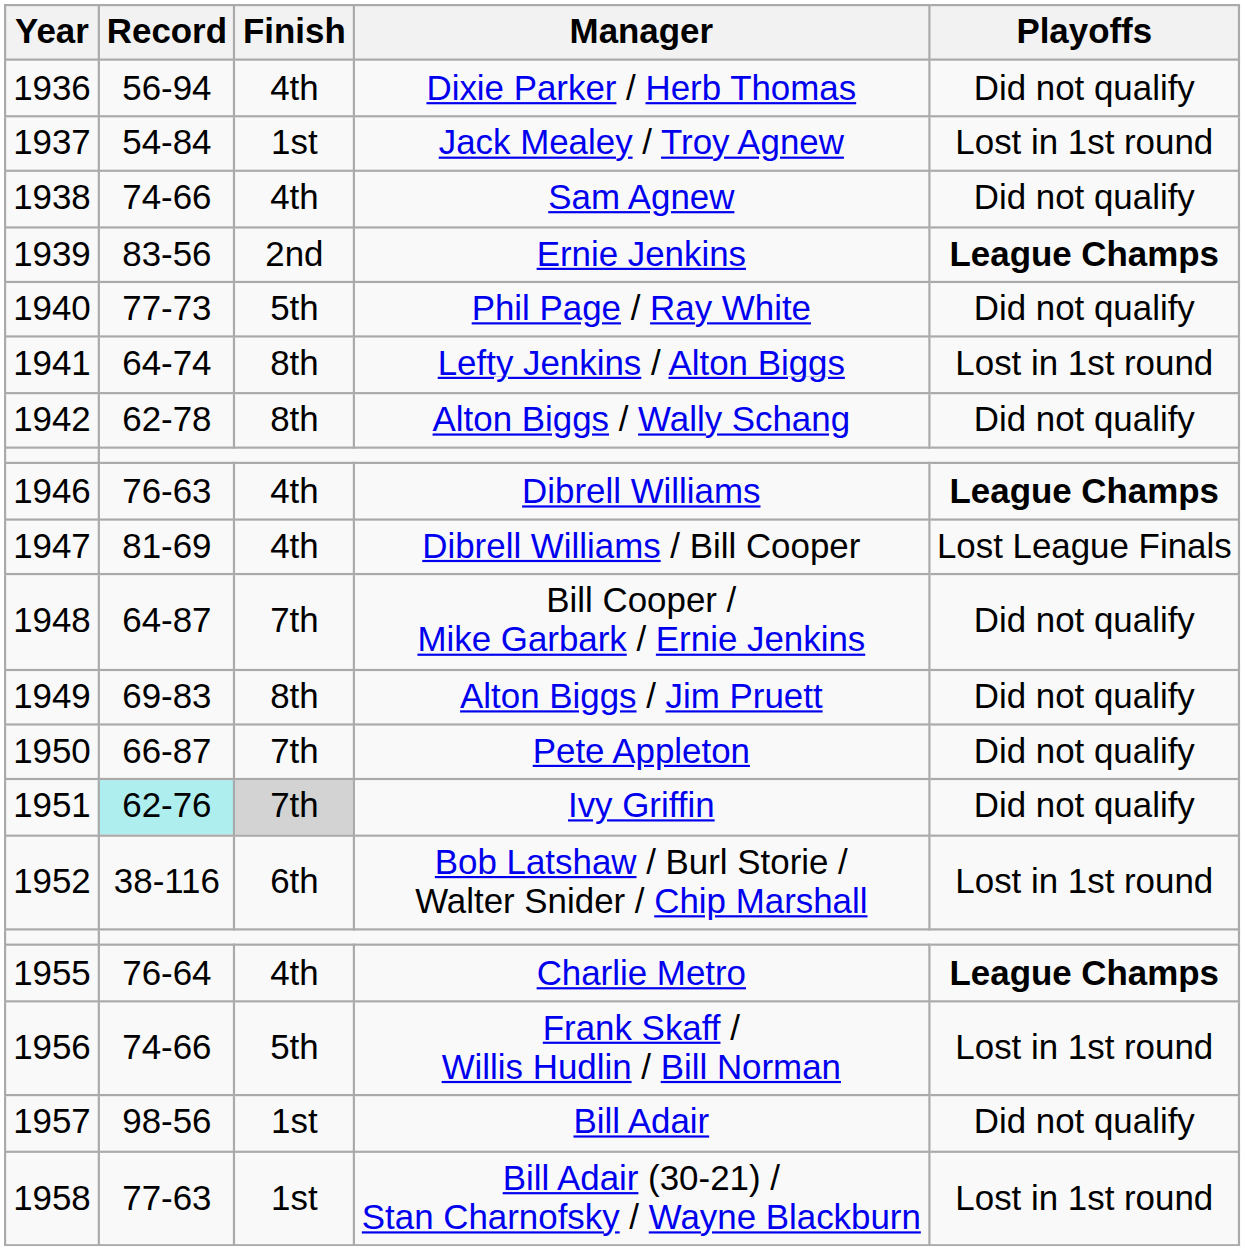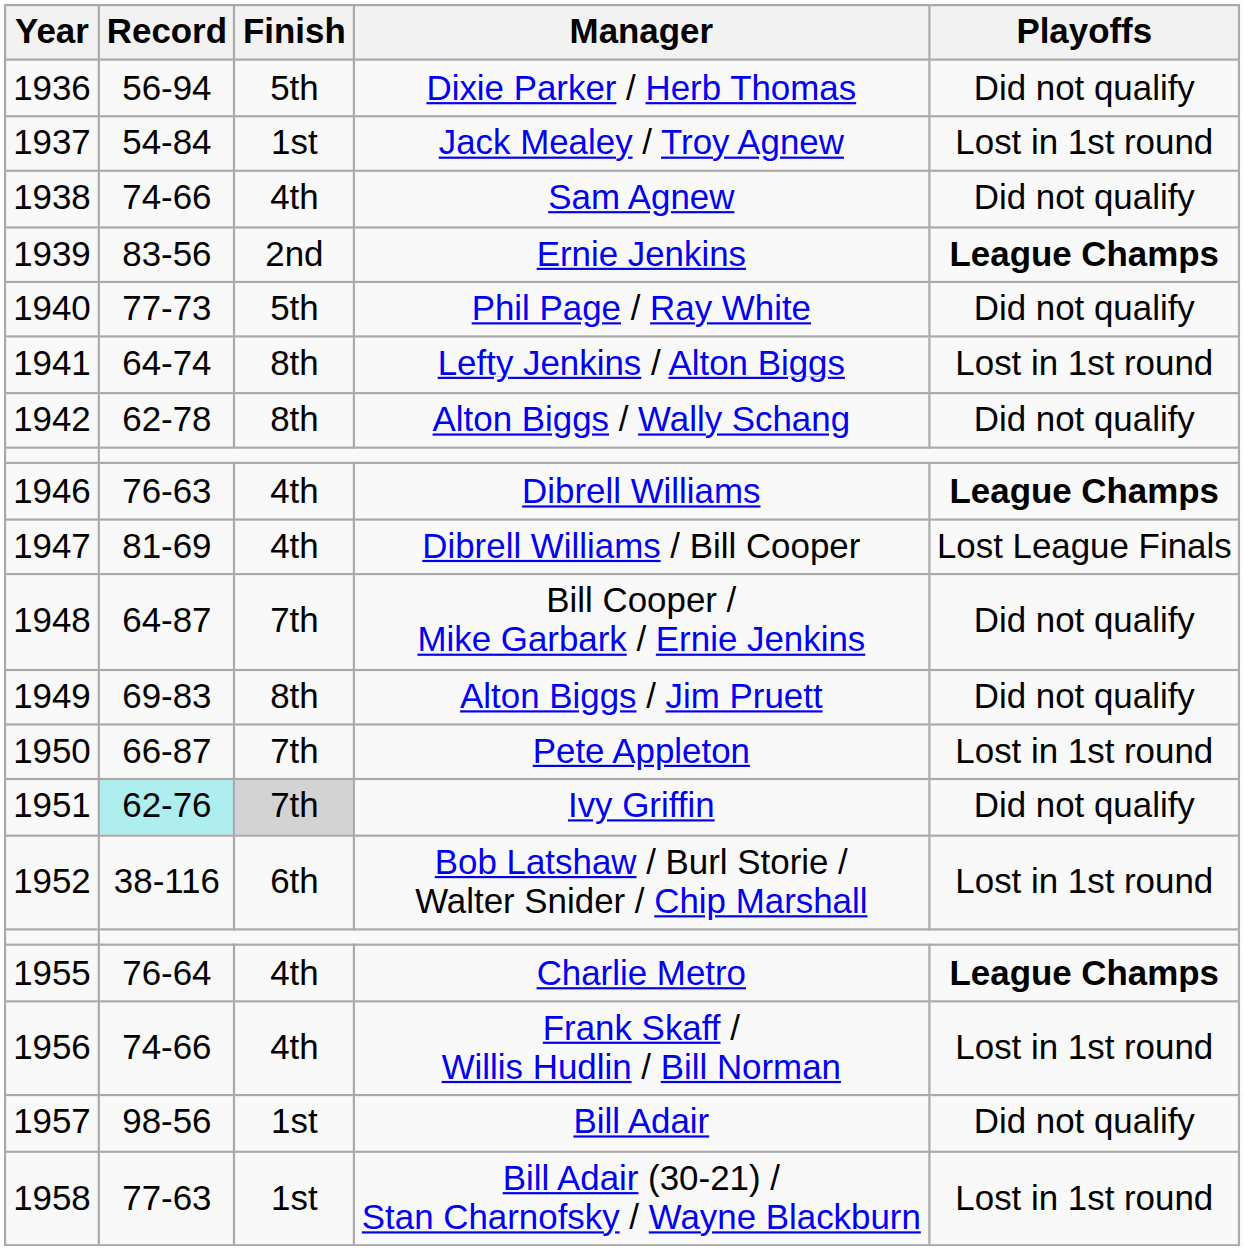(294, 87) 4th -> (294, 87) 5th
(1084, 751) Did not qualify -> (1084, 751) Lost in 1st round
(294, 1047) 5th -> (294, 1047) 4th
